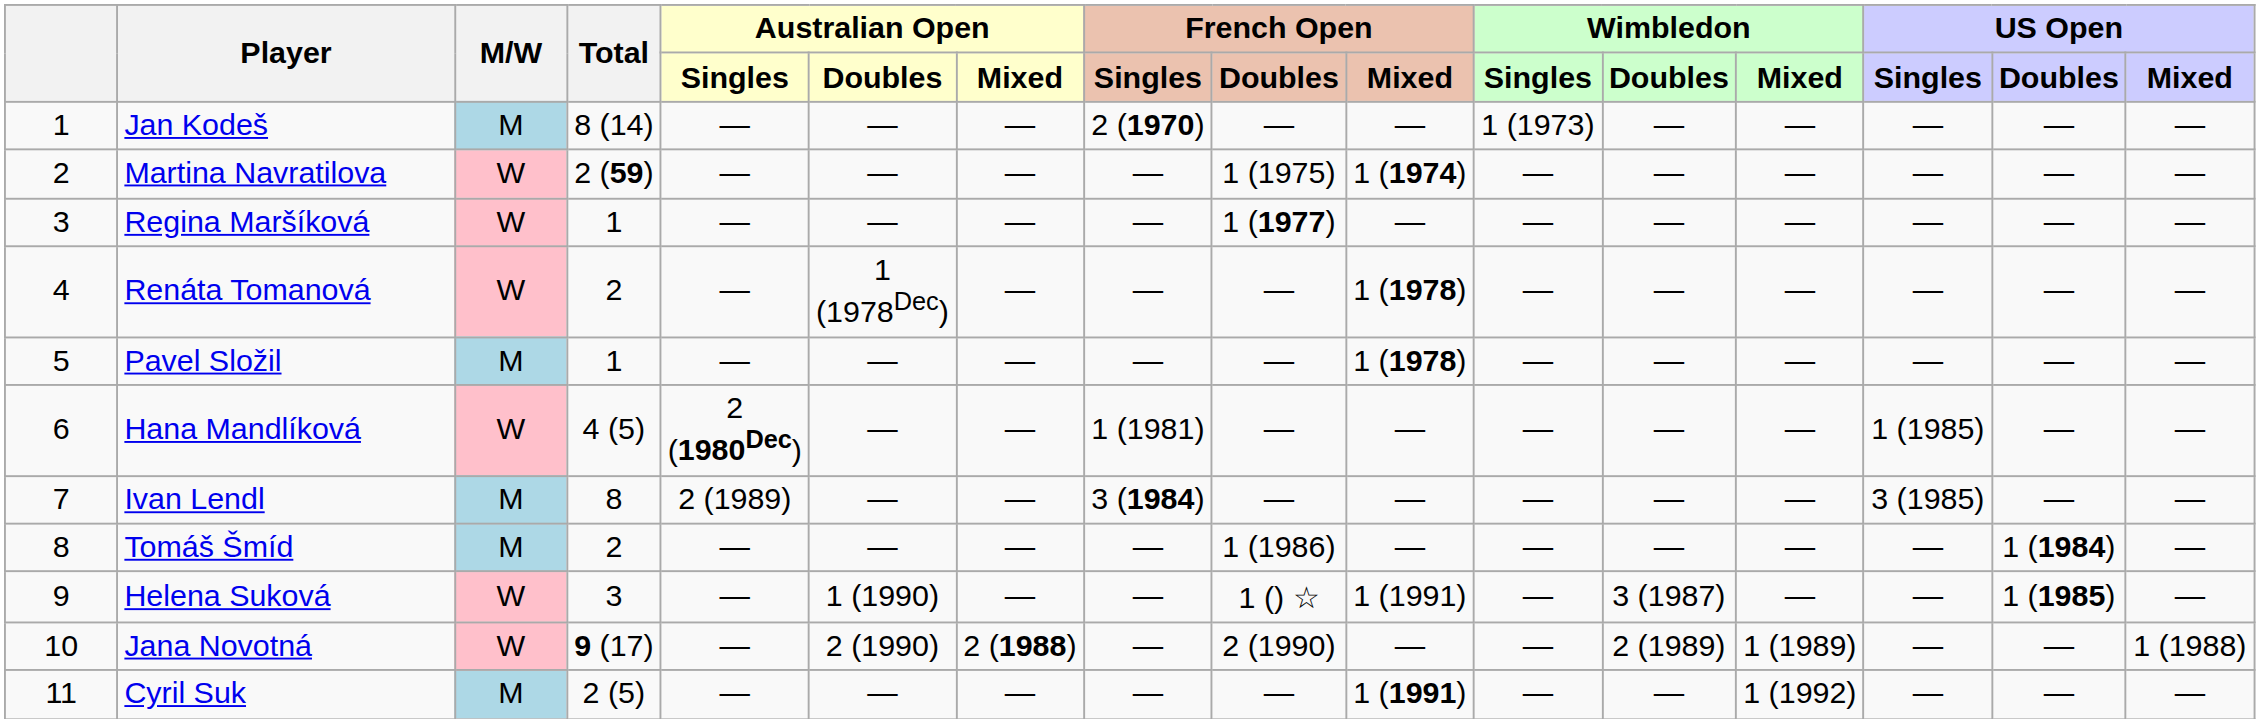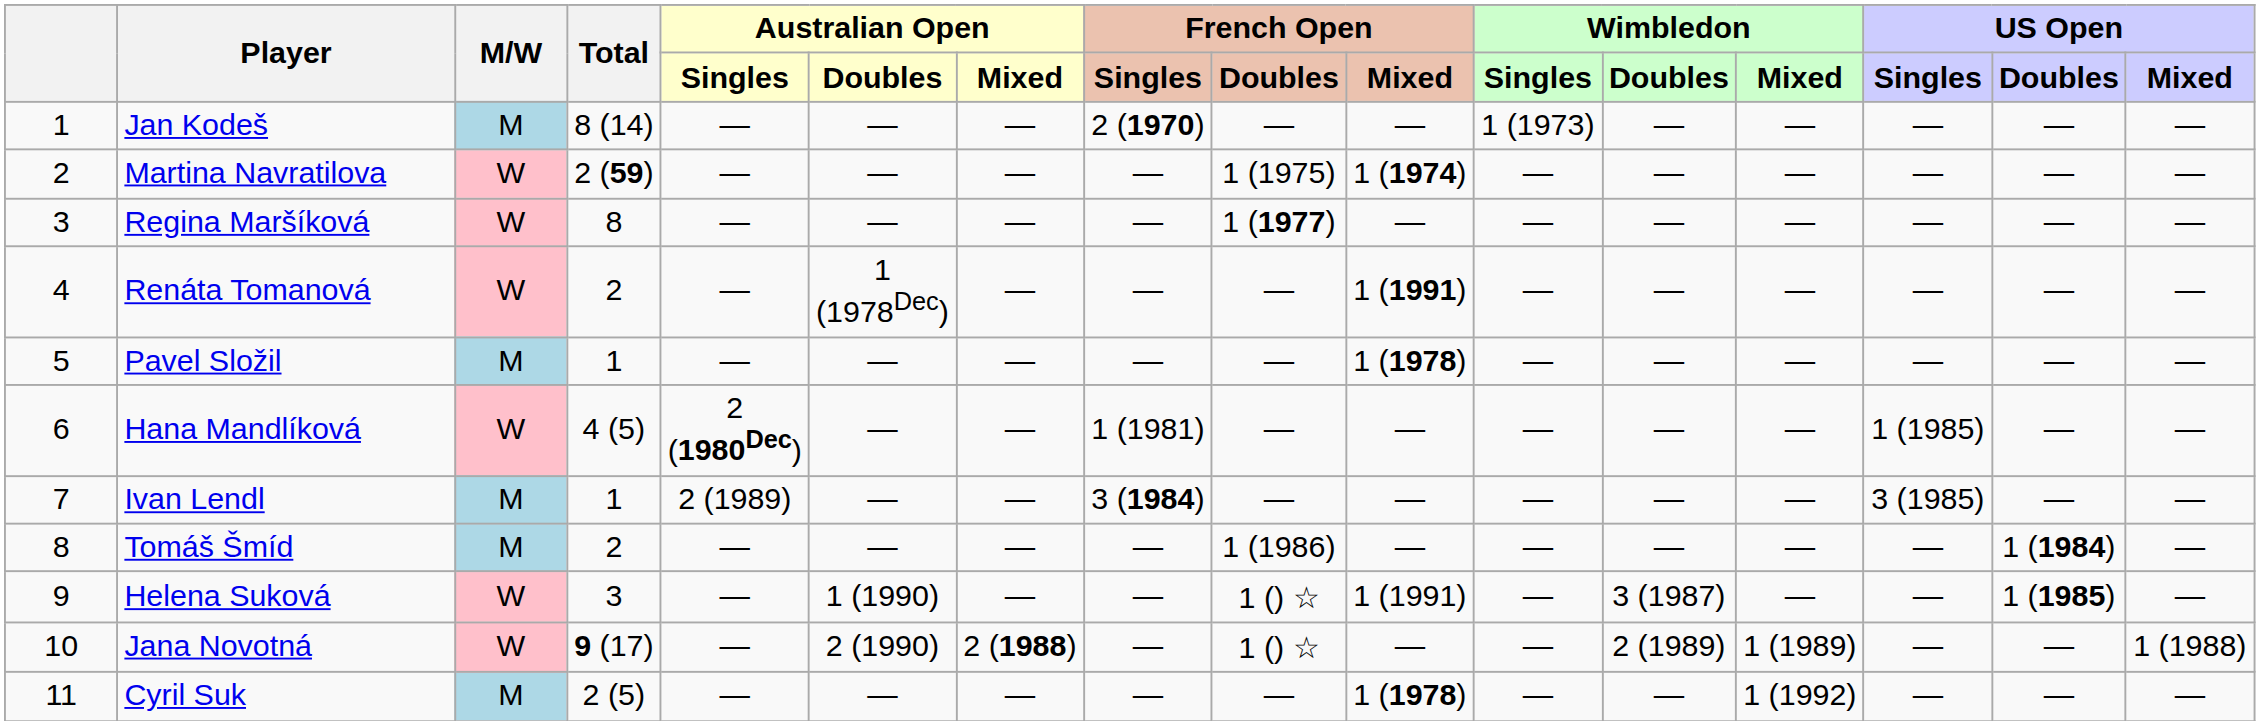(614, 221) 1 -> (614, 221) 8
(1410, 290) 1 (1978) -> (1410, 290) 1 (1991)
(614, 499) 8 -> (614, 499) 1
(1279, 645) 2 (1990) -> (1279, 647) 1 () ☆
(1410, 693) 1 (1991) -> (1410, 695) 1 (1978)
